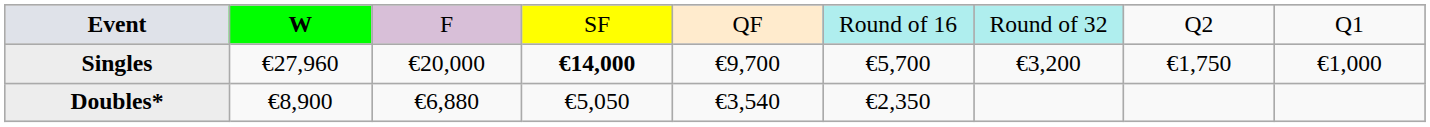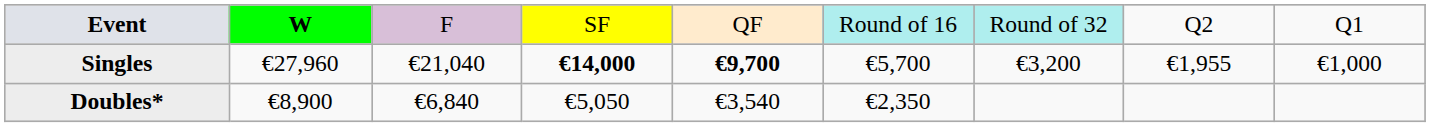(447, 63) €20,000 -> (447, 63) €21,040
(748, 63) normal -> (748, 63) bold
(1199, 63) €1,750 -> (1199, 63) €1,955
(447, 102) €6,880 -> (447, 102) €6,840
